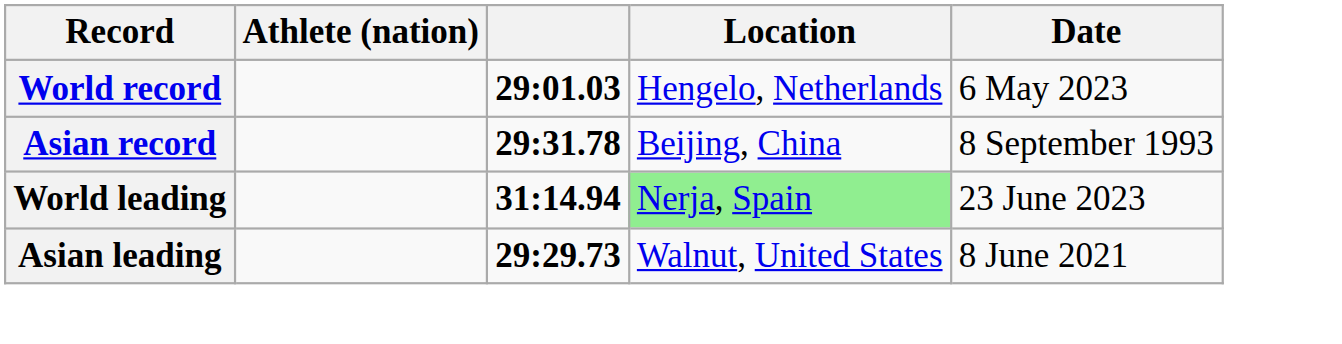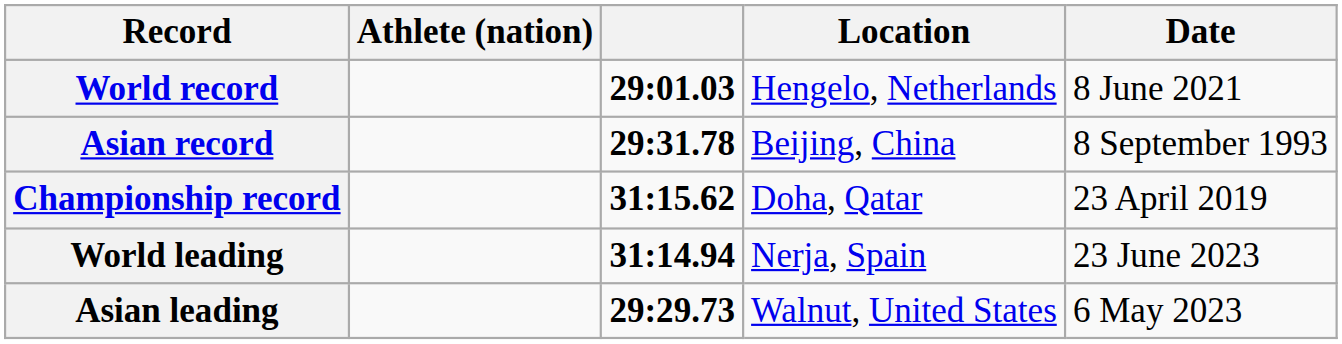(1043, 87) 6 May 2023 -> (1158, 87) 8 June 2021
+ row: (177, 198)
(724, 198) lightgreen background -> (839, 254) no background
(1043, 254) 8 June 2021 -> (1158, 310) 6 May 2023
